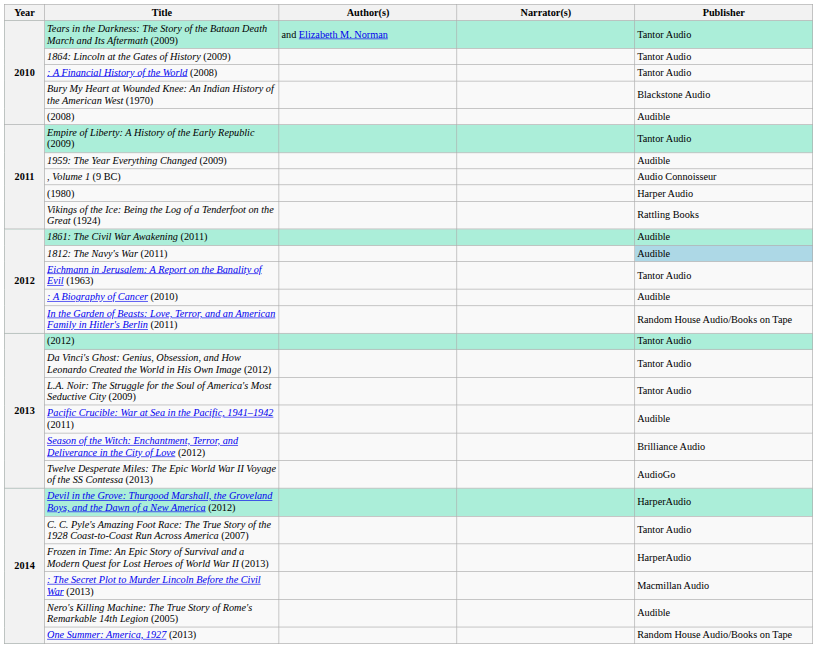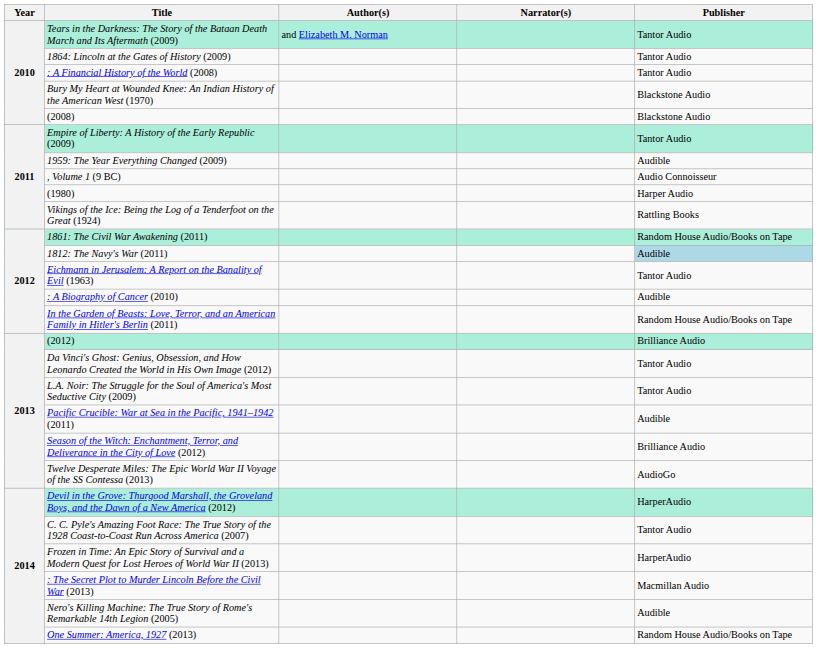(654, 116) Audible -> (674, 116) Blackstone Audio
(654, 237) Audible -> (715, 237) Random House Audio/Books on Tape
(664, 341) Tantor Audio -> (671, 341) Brilliance Audio
